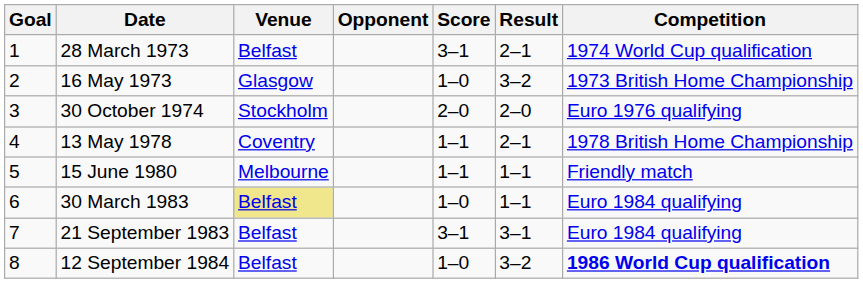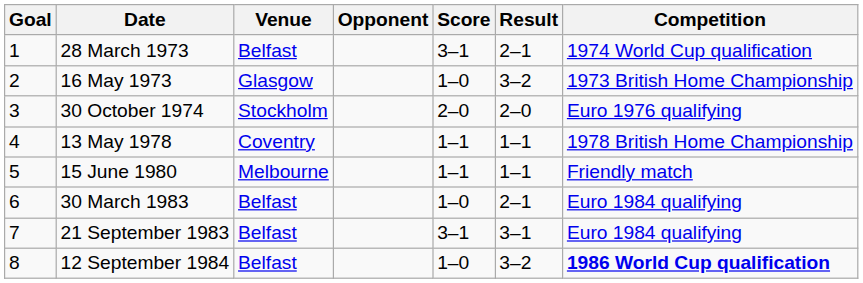(515, 141) 2–1 -> (515, 141) 1–1
(267, 202) khaki background -> (267, 202) no background
(515, 202) 1–1 -> (515, 202) 2–1
